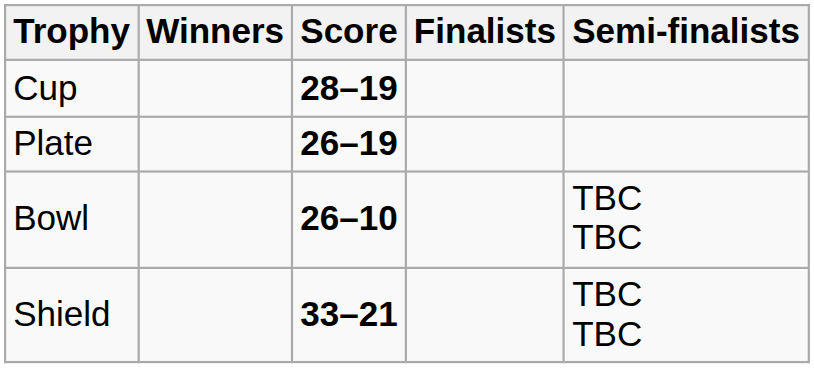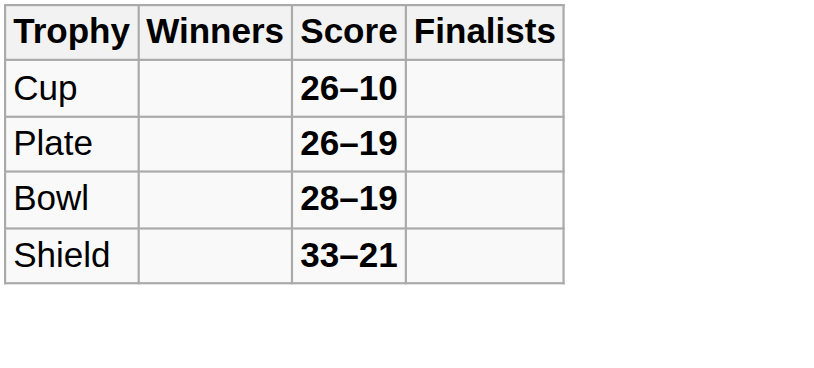- column: (686, 32)
(349, 87) 28–19 -> (349, 87) 26–10
(349, 218) 26–10 -> (349, 198) 28–19
